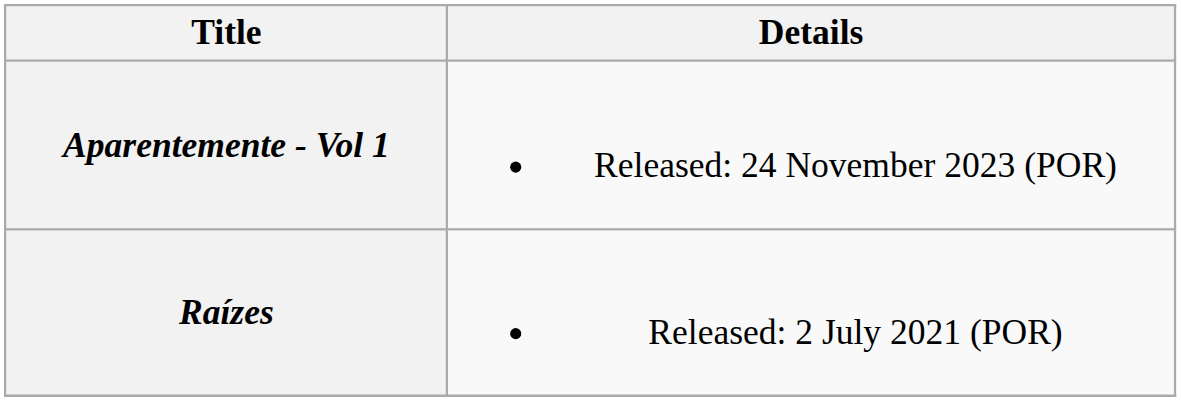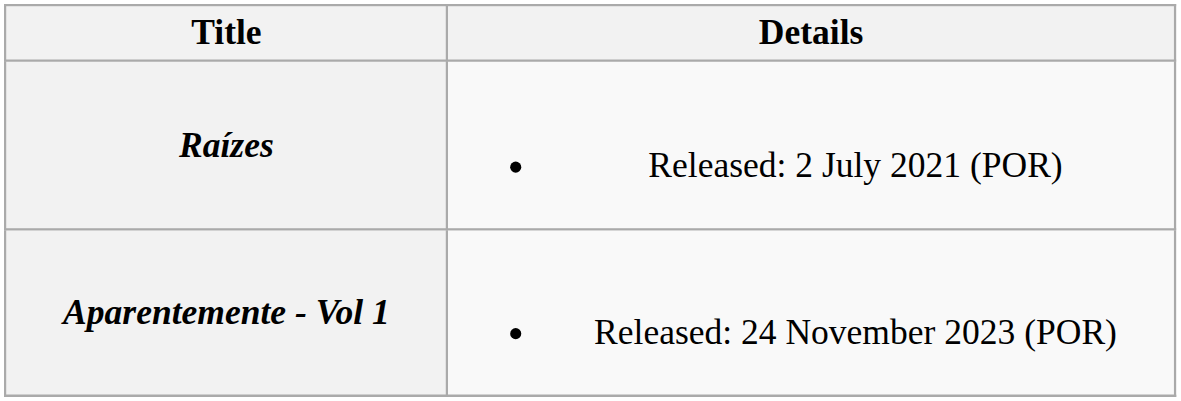rows swapped: (226, 311) <-> (226, 144)
